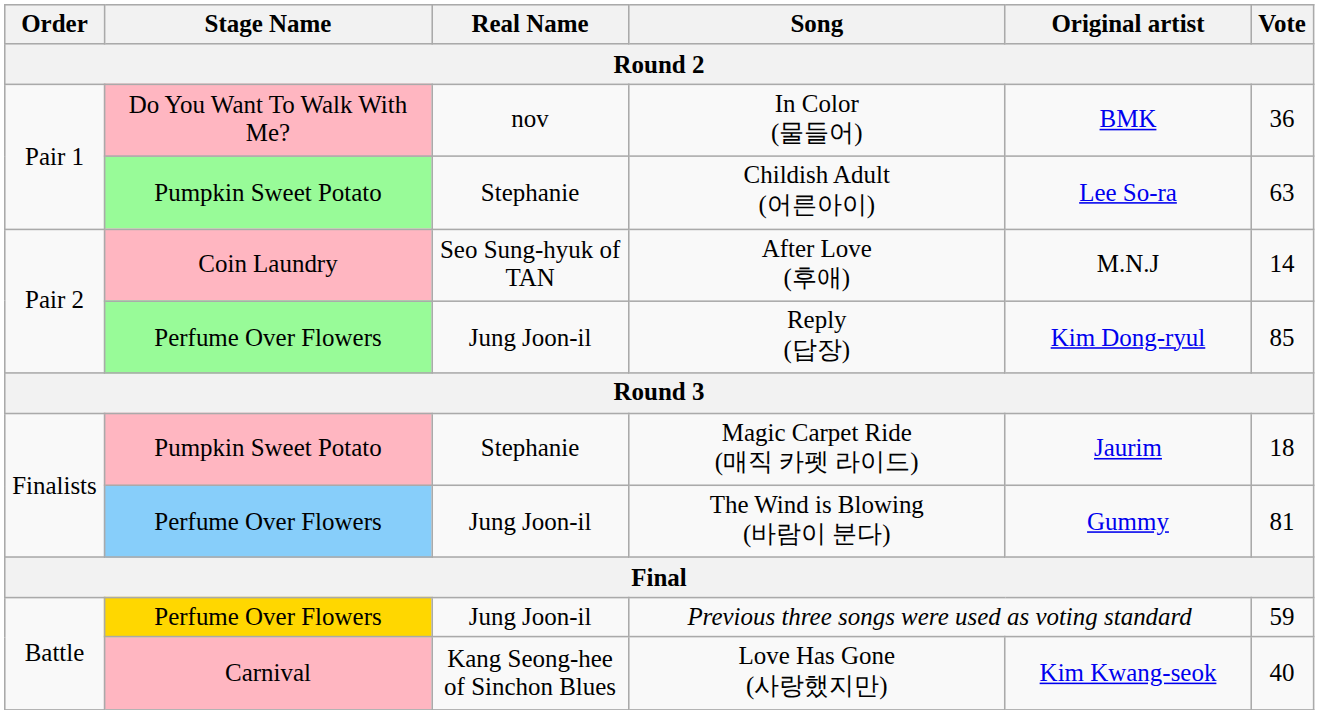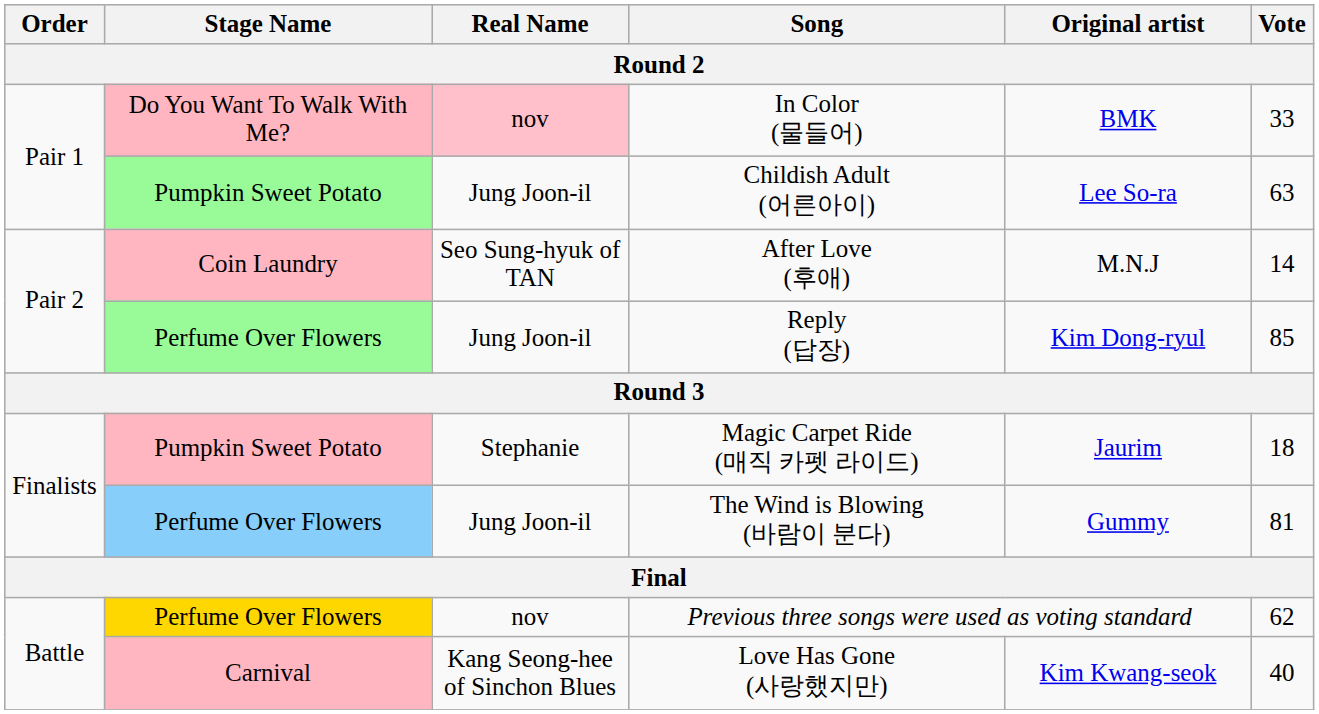(530, 119) no background -> (530, 119) pink background
(1282, 119) 36 -> (1282, 119) 33
(530, 192) Stephanie -> (530, 192) Jung Joon-il
(530, 616) Jung Joon-il -> (530, 616) nov
(1282, 616) 59 -> (1282, 616) 62
